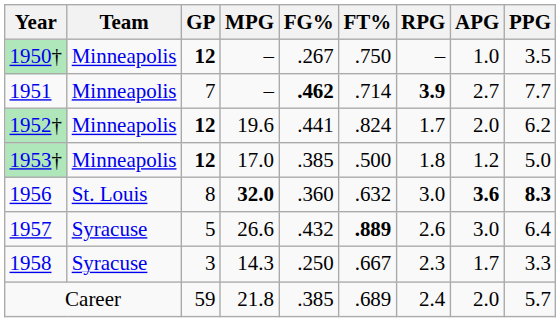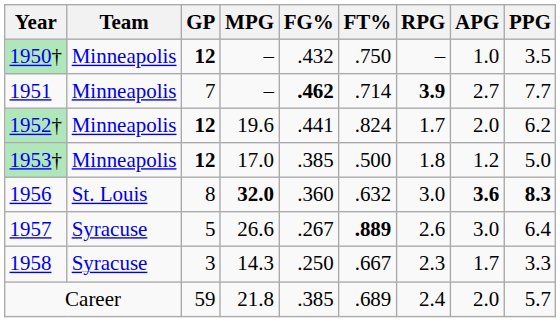(315, 56) .267 -> (315, 56) .432
(315, 229) .432 -> (315, 229) .267
